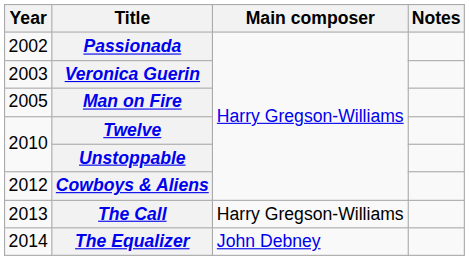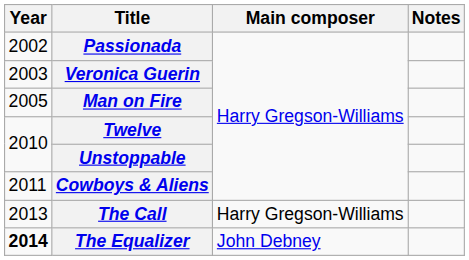(28, 185) 2012 -> (28, 185) 2011
(28, 241) normal -> (28, 241) bold
